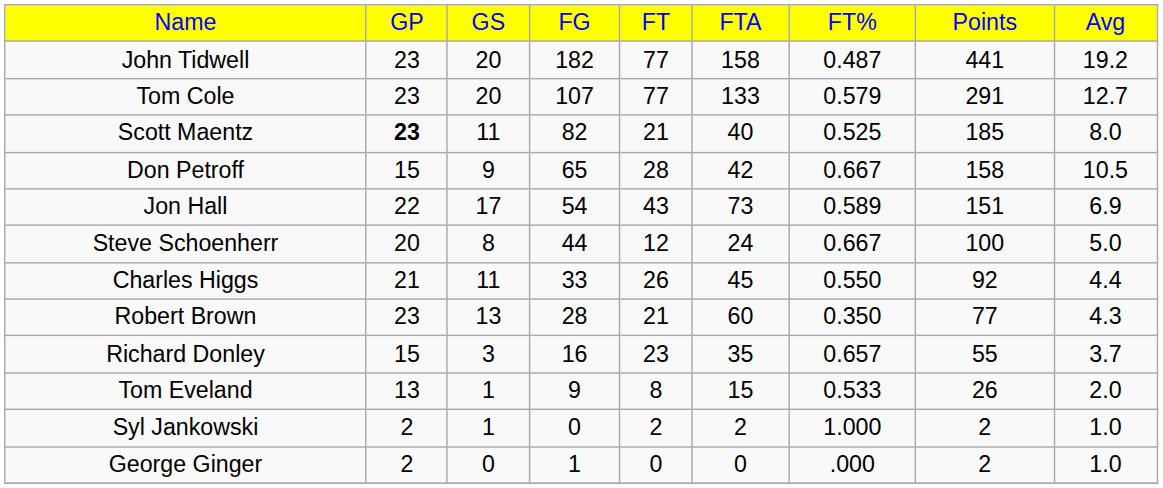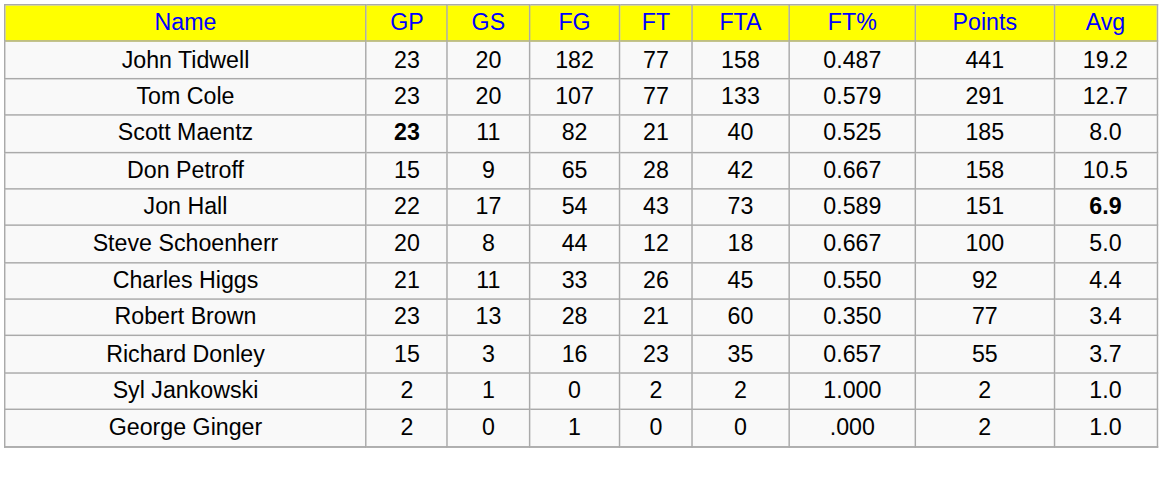(1105, 206) normal -> (1105, 206) bold
(740, 243) 24 -> (740, 243) 18
(1105, 317) 4.3 -> (1105, 317) 3.4
- row: (185, 390)
